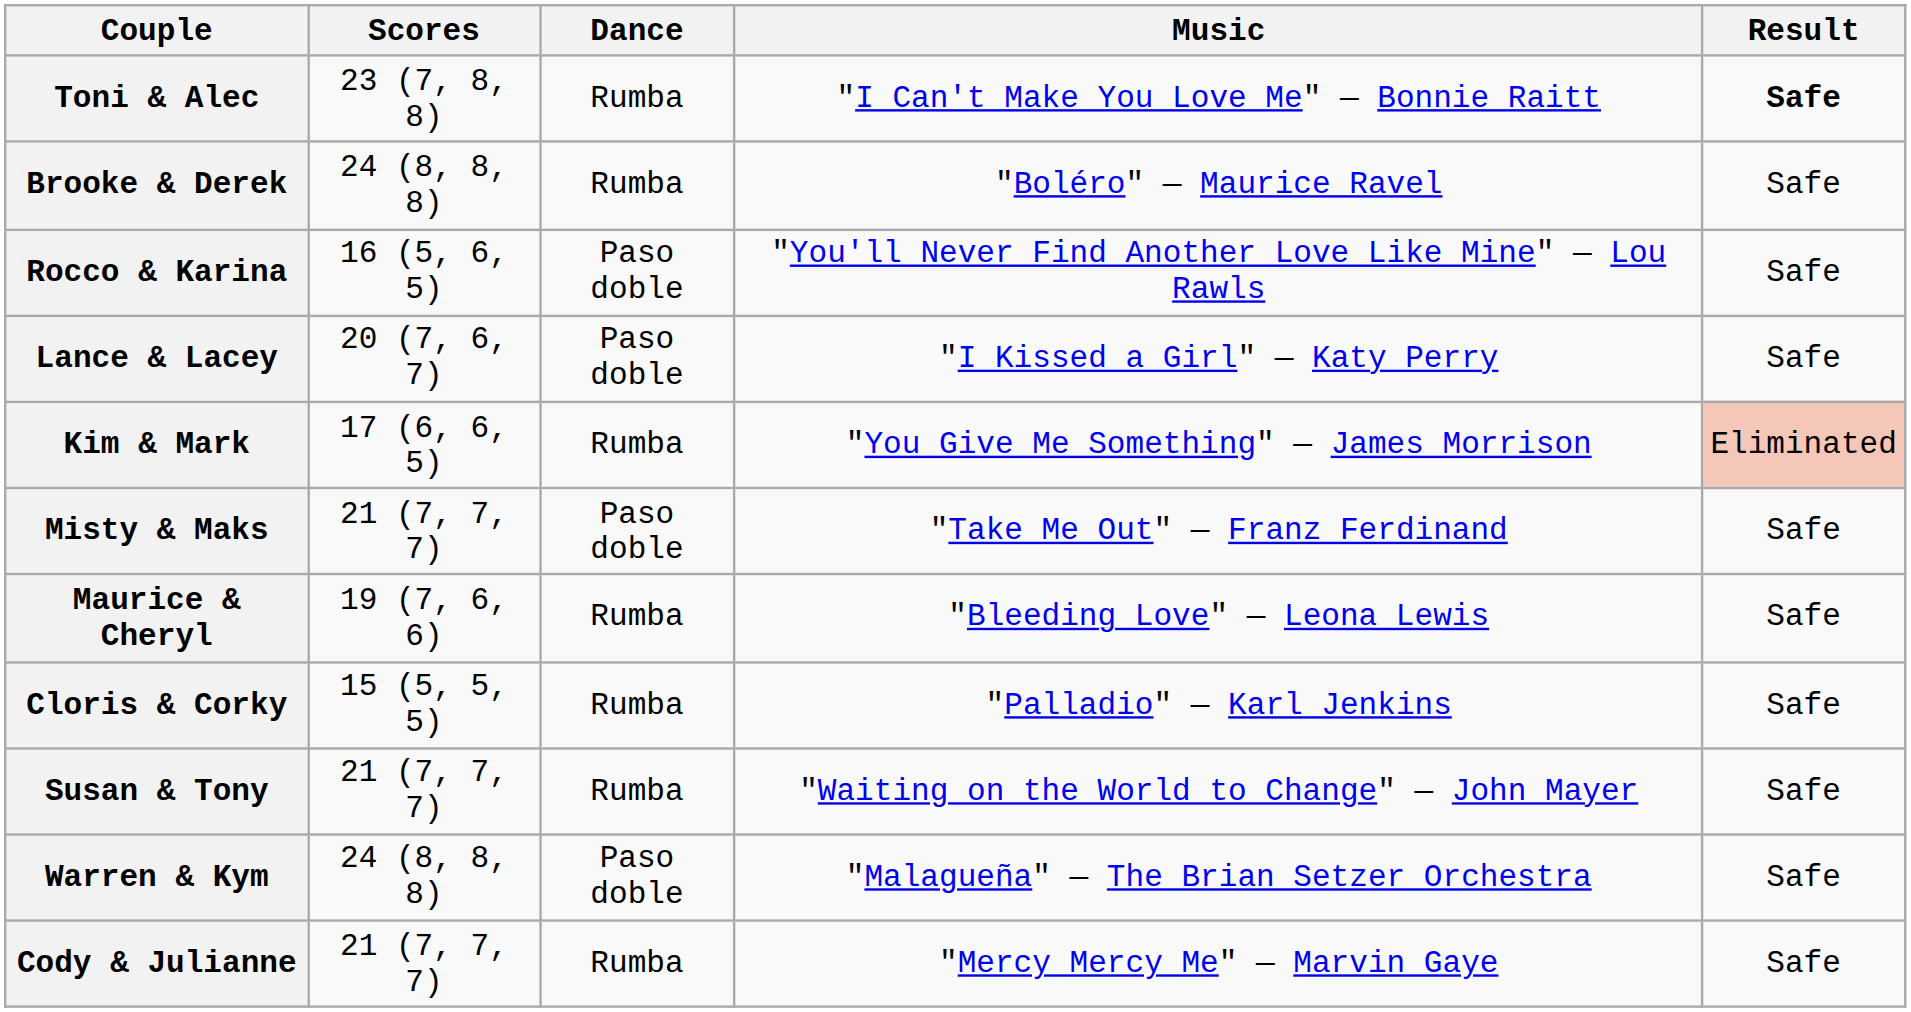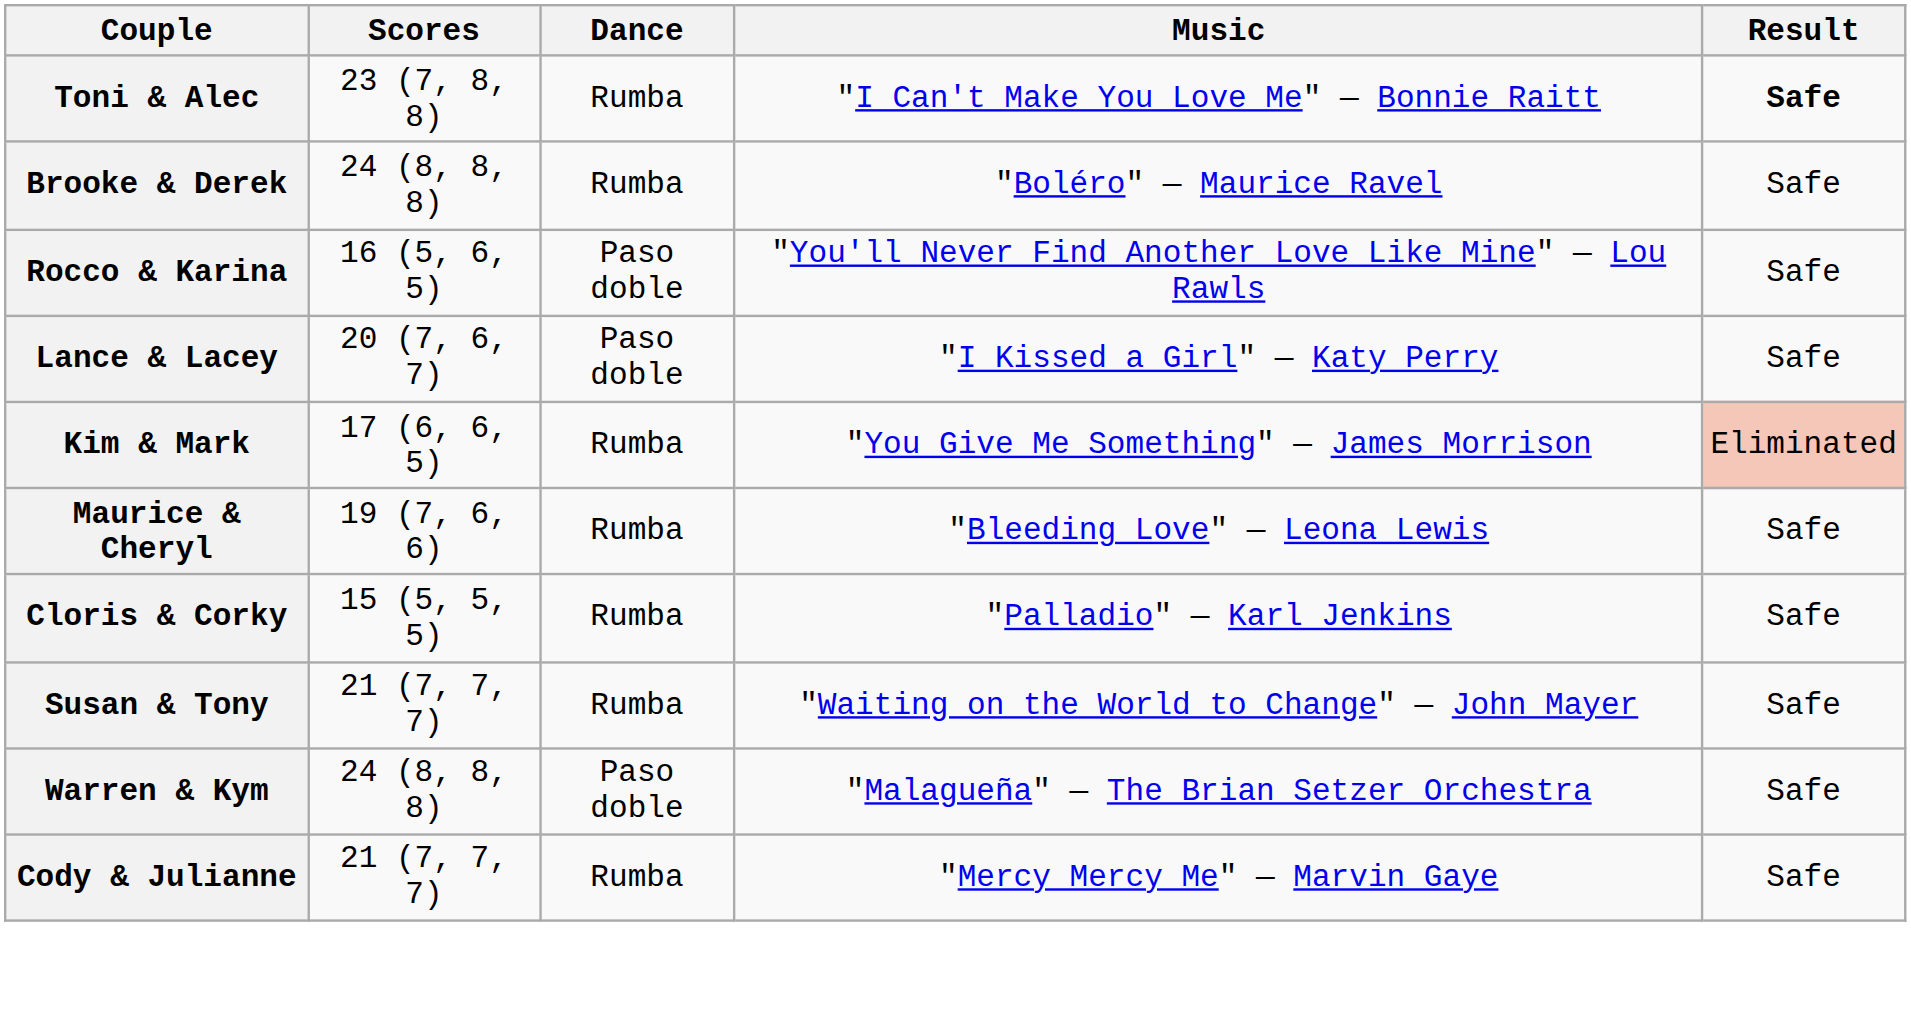- row: (157, 532)
